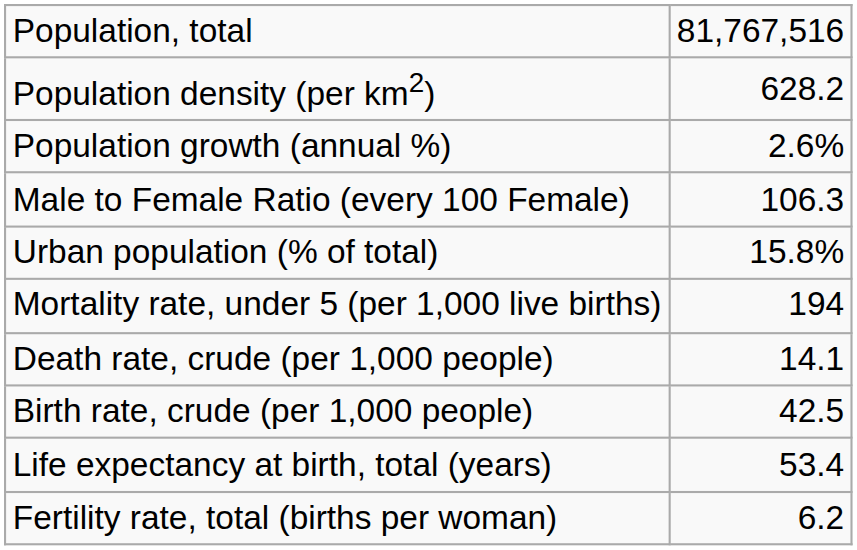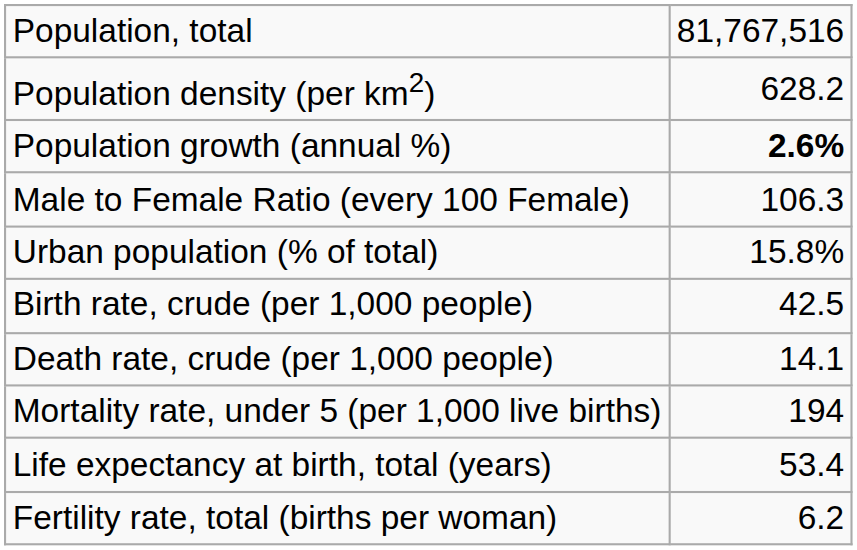(806, 146) normal -> (806, 146) bold
rows swapped: (273, 411) <-> (337, 305)
